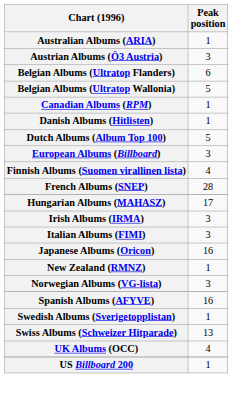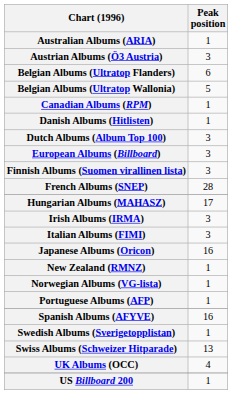(208, 137) 5 -> (208, 137) 3
(208, 170) 4 -> (208, 170) 3
(208, 283) 3 -> (208, 283) 1
+ row: (96, 300)
